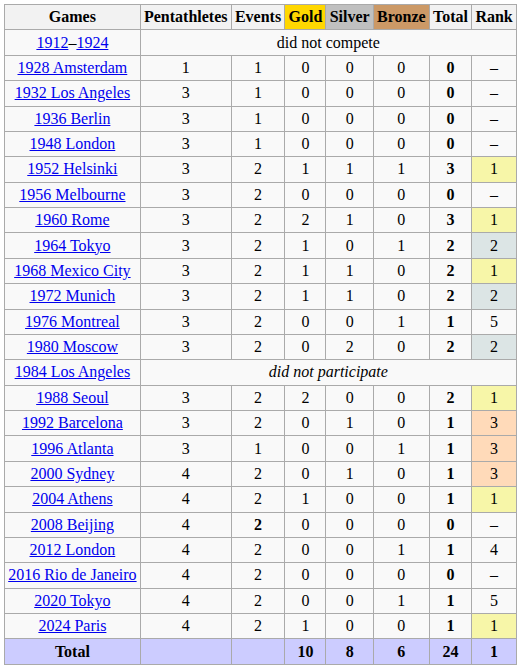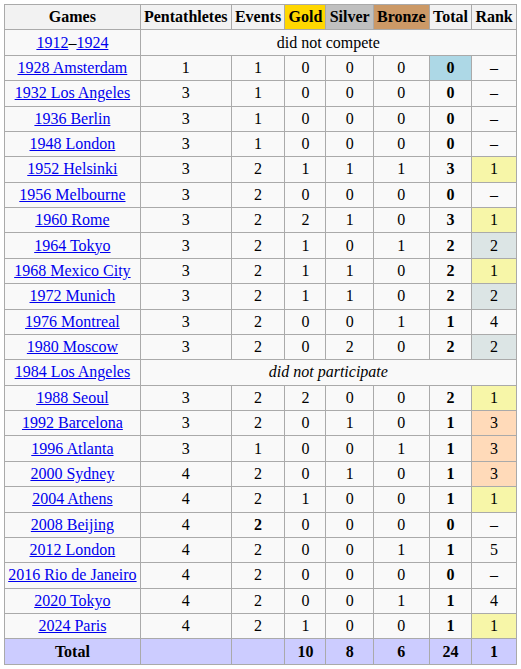(450, 67) no background -> (450, 67) lightblue background
(494, 321) 5 -> (494, 321) 4
(494, 550) 4 -> (494, 550) 5
(494, 600) 5 -> (494, 600) 4
